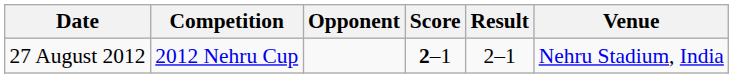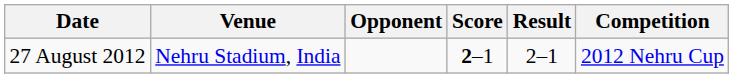columns swapped: (631, 21) <-> (227, 21)
